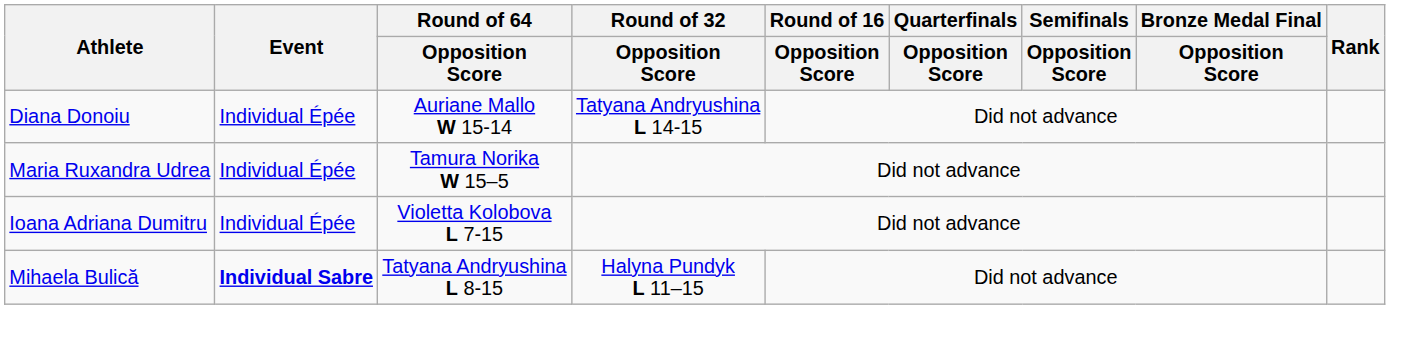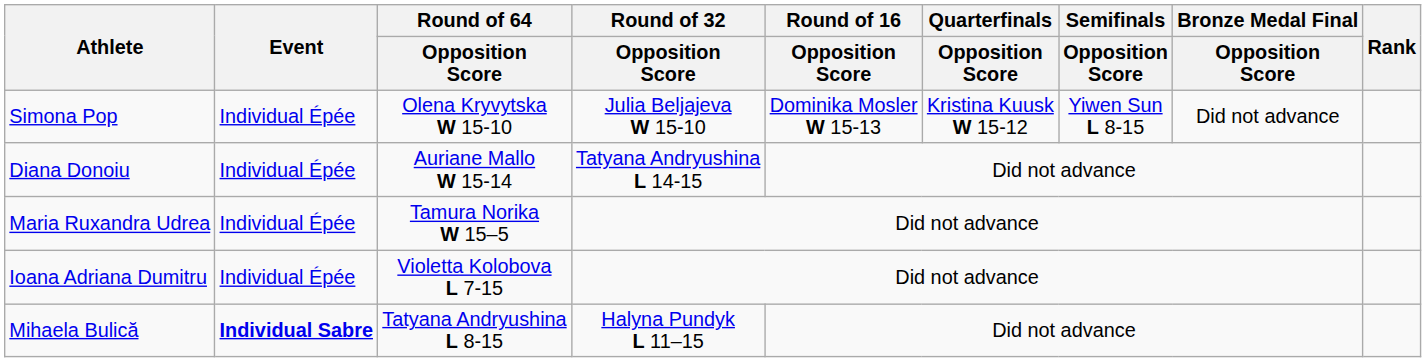+ row: (63, 117)
